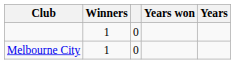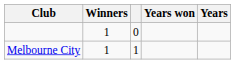(136, 50) 0 -> (136, 50) 1
